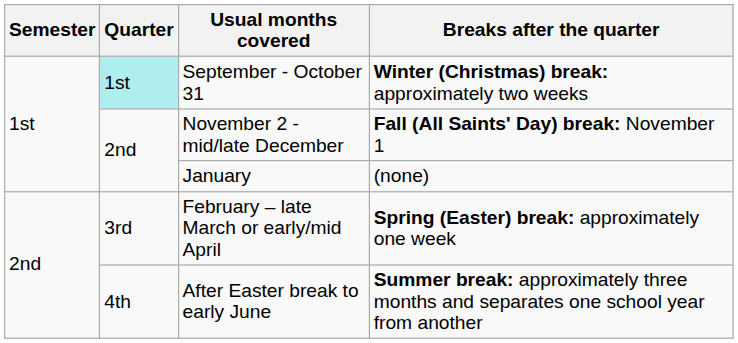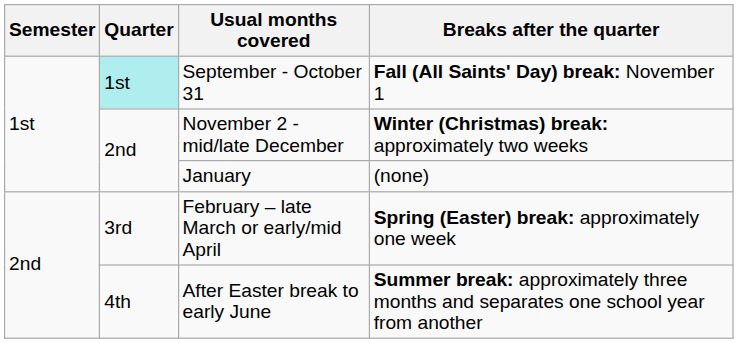(491, 82) Winter (Christmas) break: approximately two weeks -> (544, 82) Fall (All Saints' Day) break: November 1
(544, 134) Fall (All Saints' Day) break: November 1 -> (491, 134) Winter (Christmas) break: approximately two weeks
